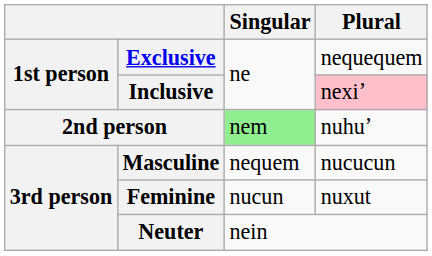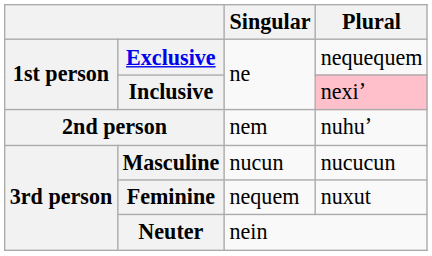(248, 127) lightgreen background -> (248, 127) no background
(264, 162) nequem -> (256, 162) nucun
(256, 197) nucun -> (264, 197) nequem
